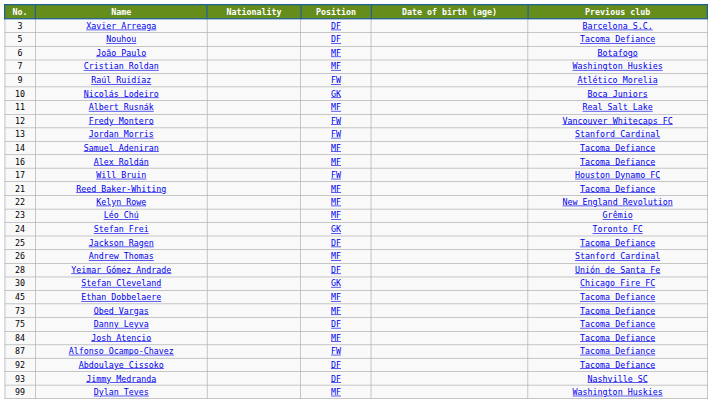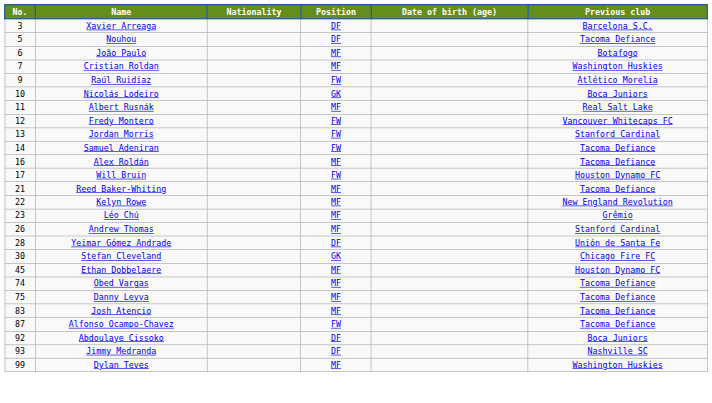(336, 148) MF -> (336, 148) FW
- row: (121, 229)
- row: (121, 243)
(618, 297) Tacoma Defiance -> (618, 270) Houston Dynamo FC
(20, 311) 73 -> (20, 284) 74
(336, 324) DF -> (336, 297) MF
(20, 338) 84 -> (20, 311) 83
(618, 365) Tacoma Defiance -> (618, 338) Boca Juniors
